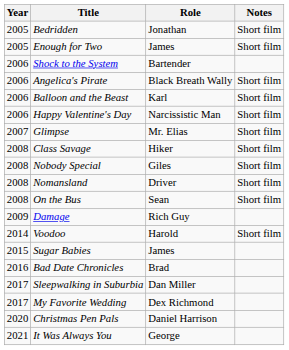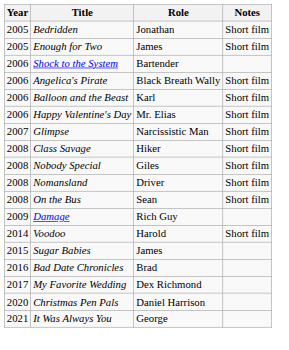(184, 115) Narcissistic Man -> (156, 115) Mr. Elias
(168, 132) Mr. Elias -> (172, 132) Narcissistic Man
- row: (88, 285)
